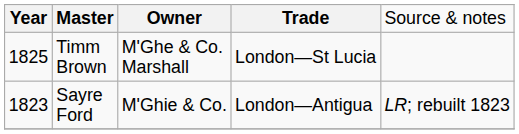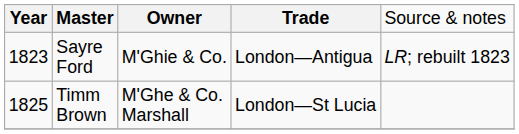rows swapped: (80, 104) <-> (82, 56)
